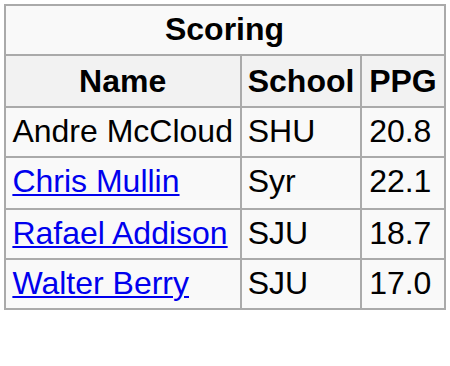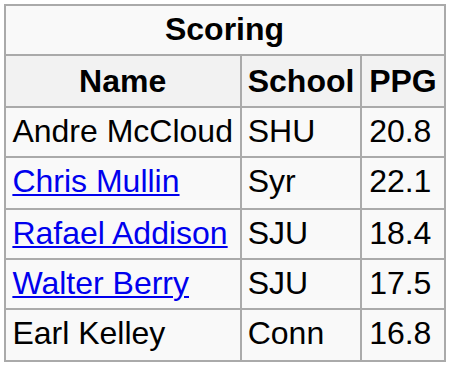(400, 232) 18.7 -> (400, 232) 18.4
(400, 283) 17.0 -> (400, 283) 17.5
+ row: (89, 334)
